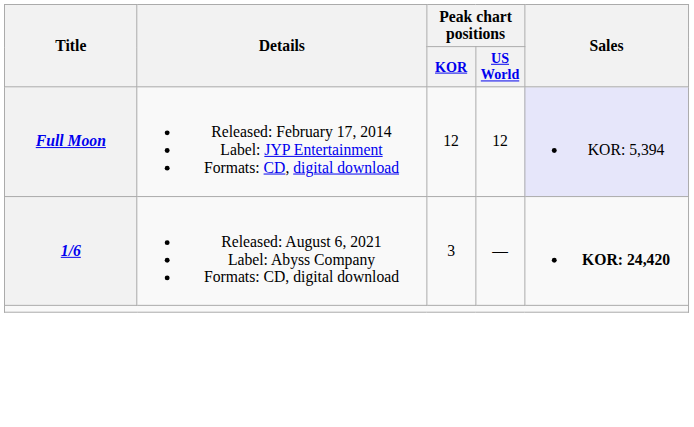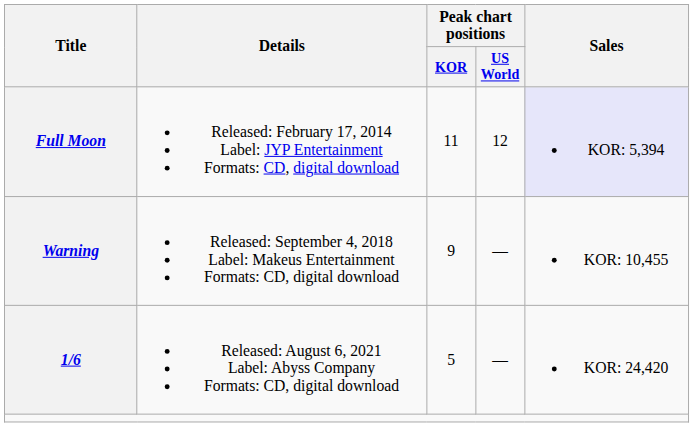(451, 141) 12 -> (451, 141) 11
+ row: (71, 250)
(451, 250) 3 -> (451, 359) 5
(607, 259) bold -> (607, 369) normal
